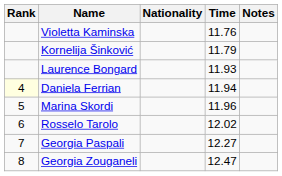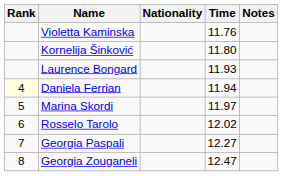(222, 50) 11.79 -> (222, 50) 11.80
(222, 106) 11.96 -> (222, 106) 11.97
